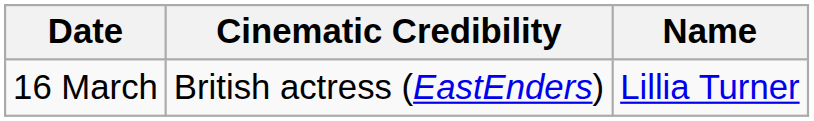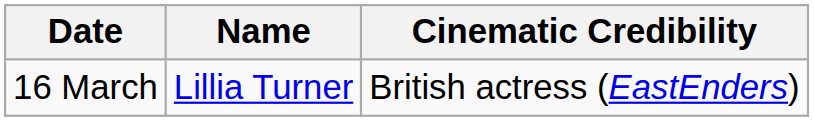columns swapped: (710, 32) <-> (389, 32)
